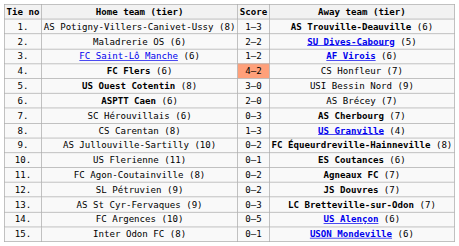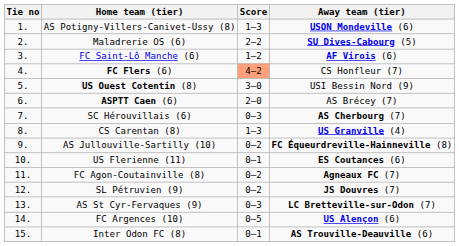(362, 27) AS Trouville-Deauville (6) -> (362, 27) USON Mondeville (6)
(362, 234) USON Mondeville (6) -> (362, 234) AS Trouville-Deauville (6)
